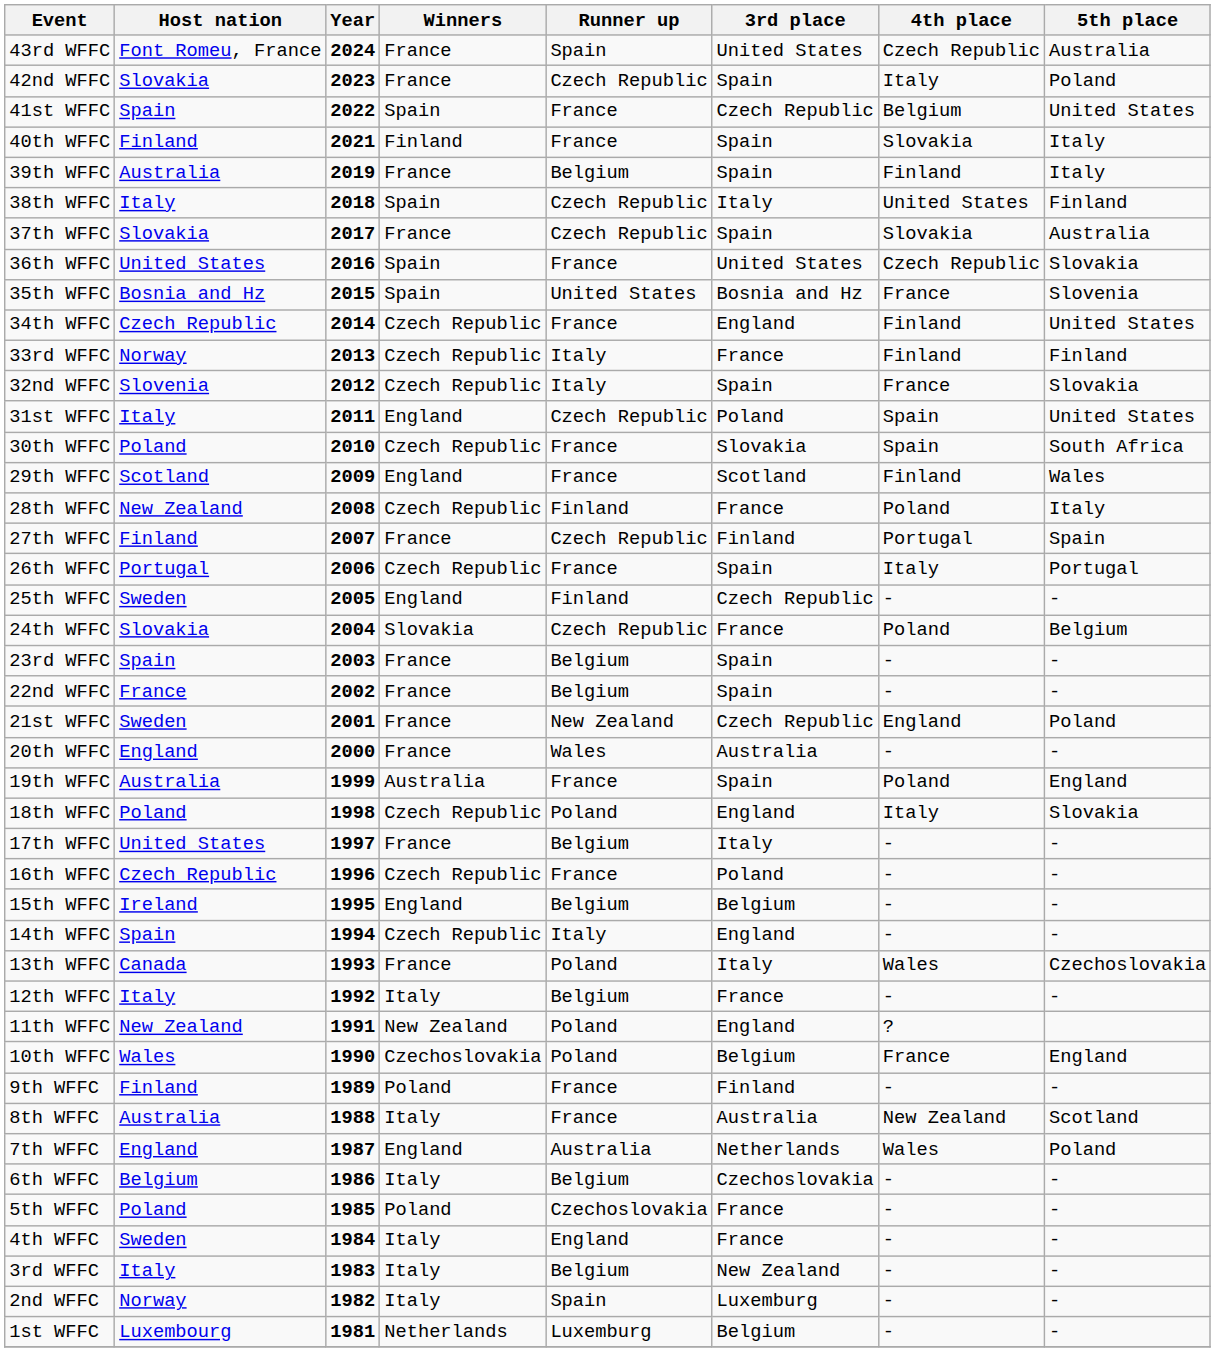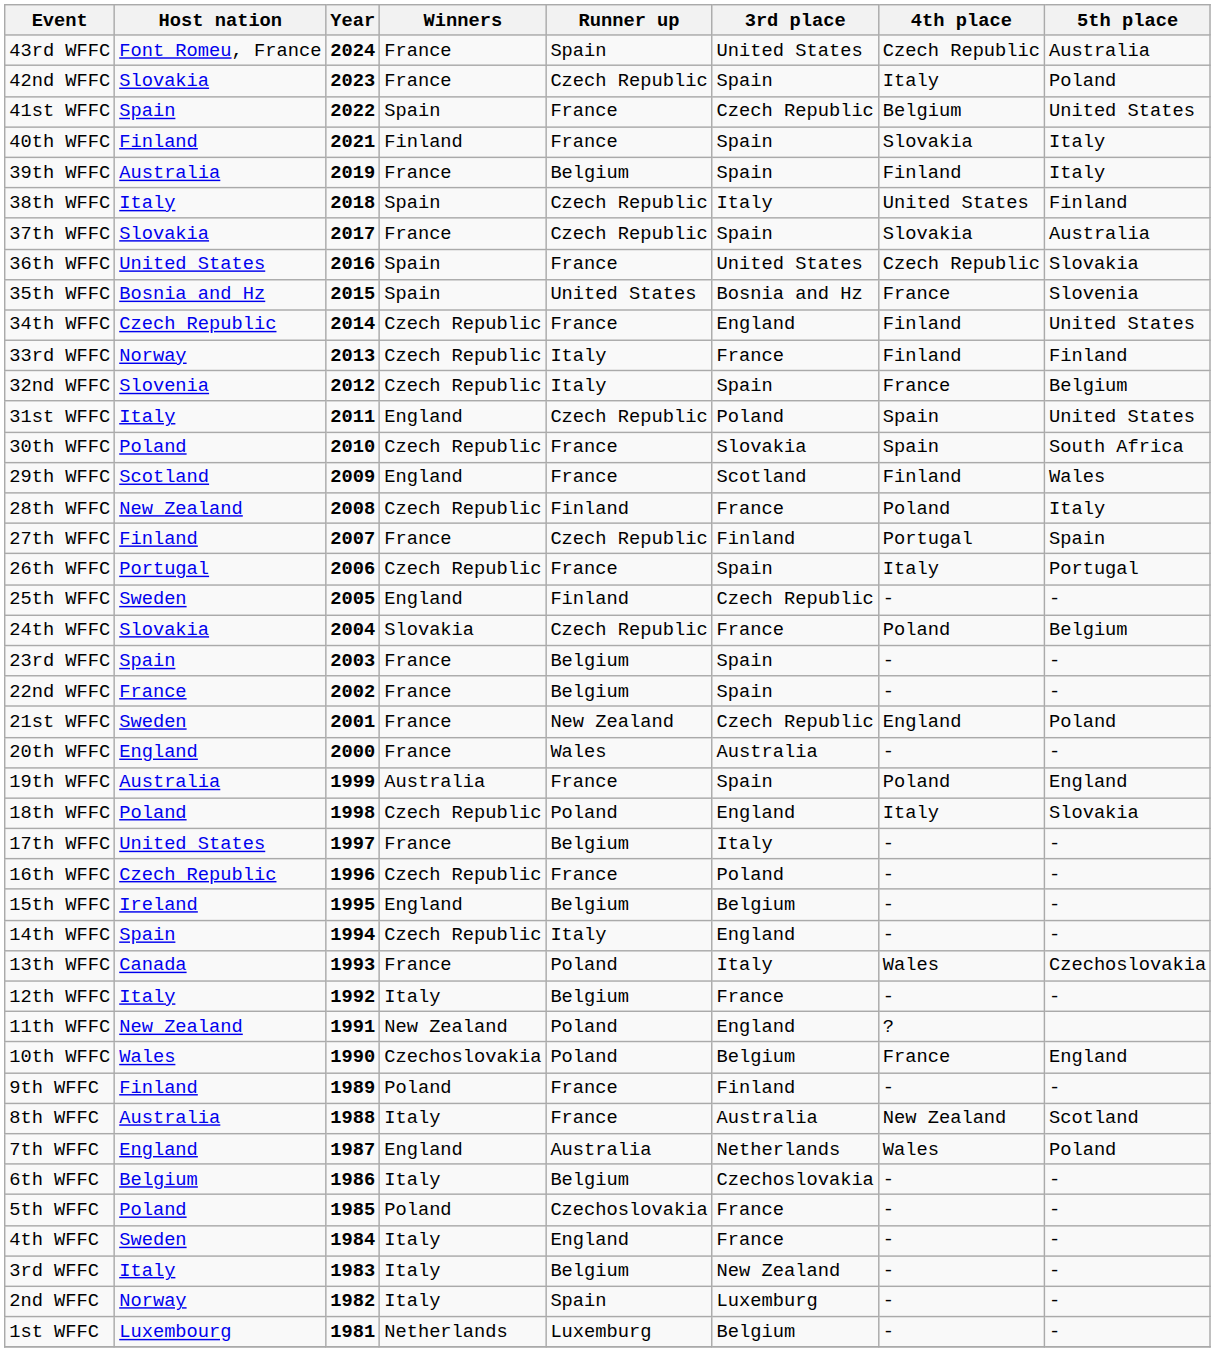(1094, 386) Slovakia -> (1088, 386) Belgium
